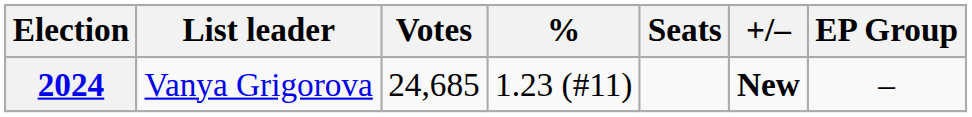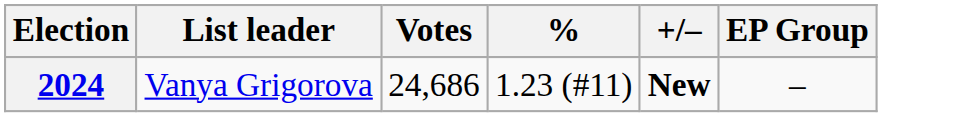- column: (685, 30)
(434, 83) 24,685 -> (434, 83) 24,686
